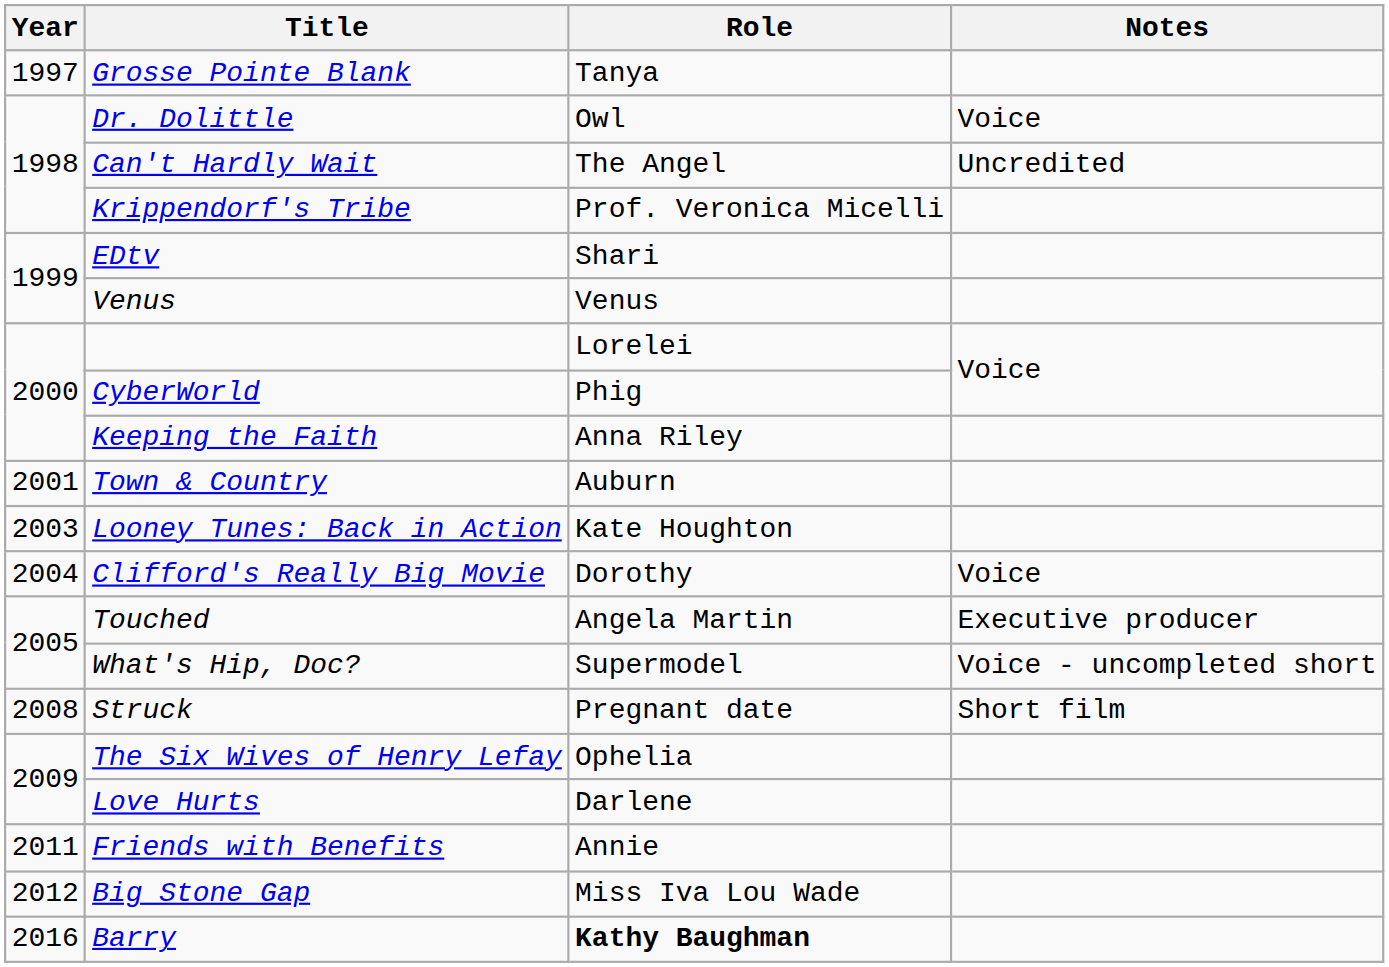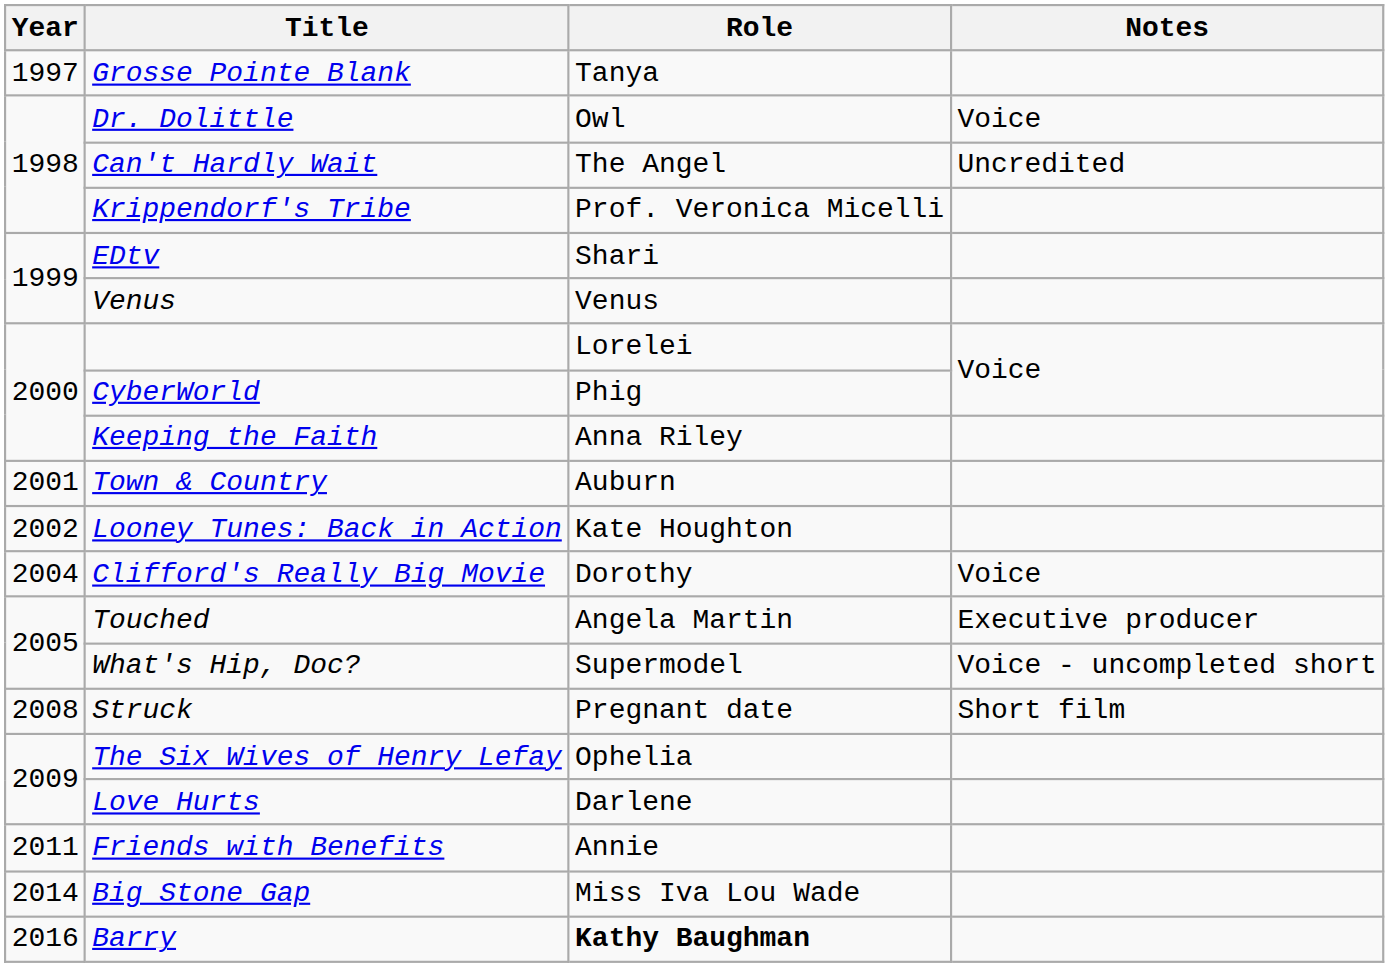(45, 529) 2003 -> (45, 529) 2002
(45, 893) 2012 -> (45, 893) 2014
